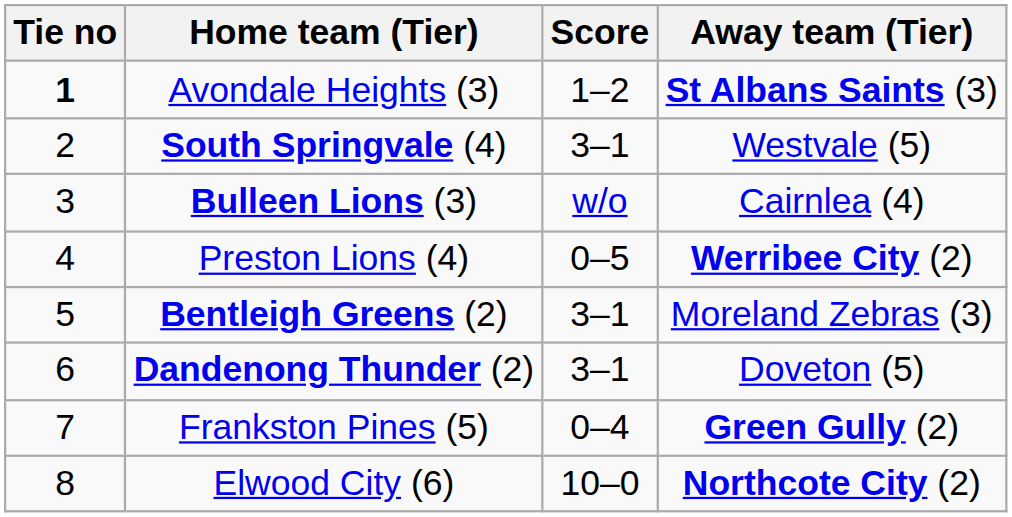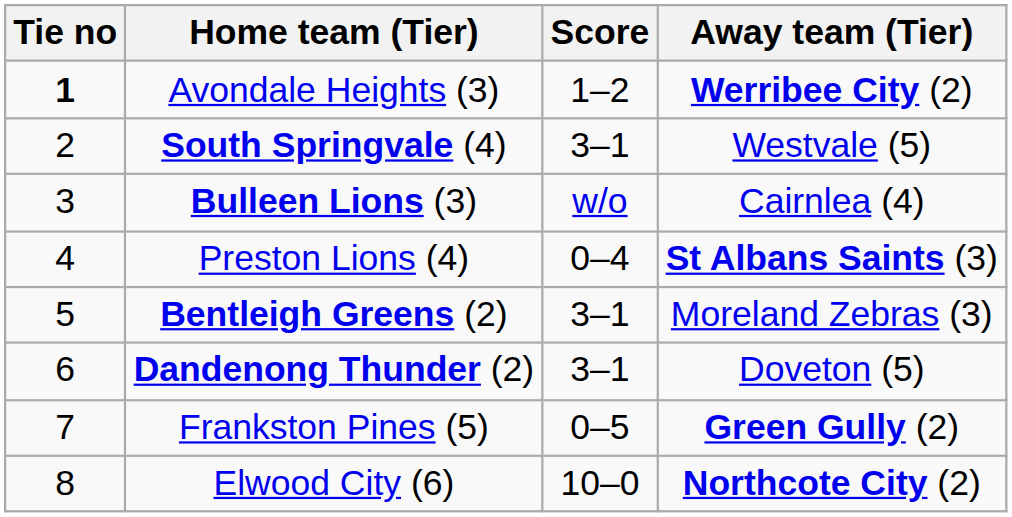(832, 88) St Albans Saints (3) -> (832, 88) Werribee City (2)
(600, 257) 0–5 -> (600, 257) 0–4
(832, 257) Werribee City (2) -> (832, 257) St Albans Saints (3)
(600, 426) 0–4 -> (600, 426) 0–5
